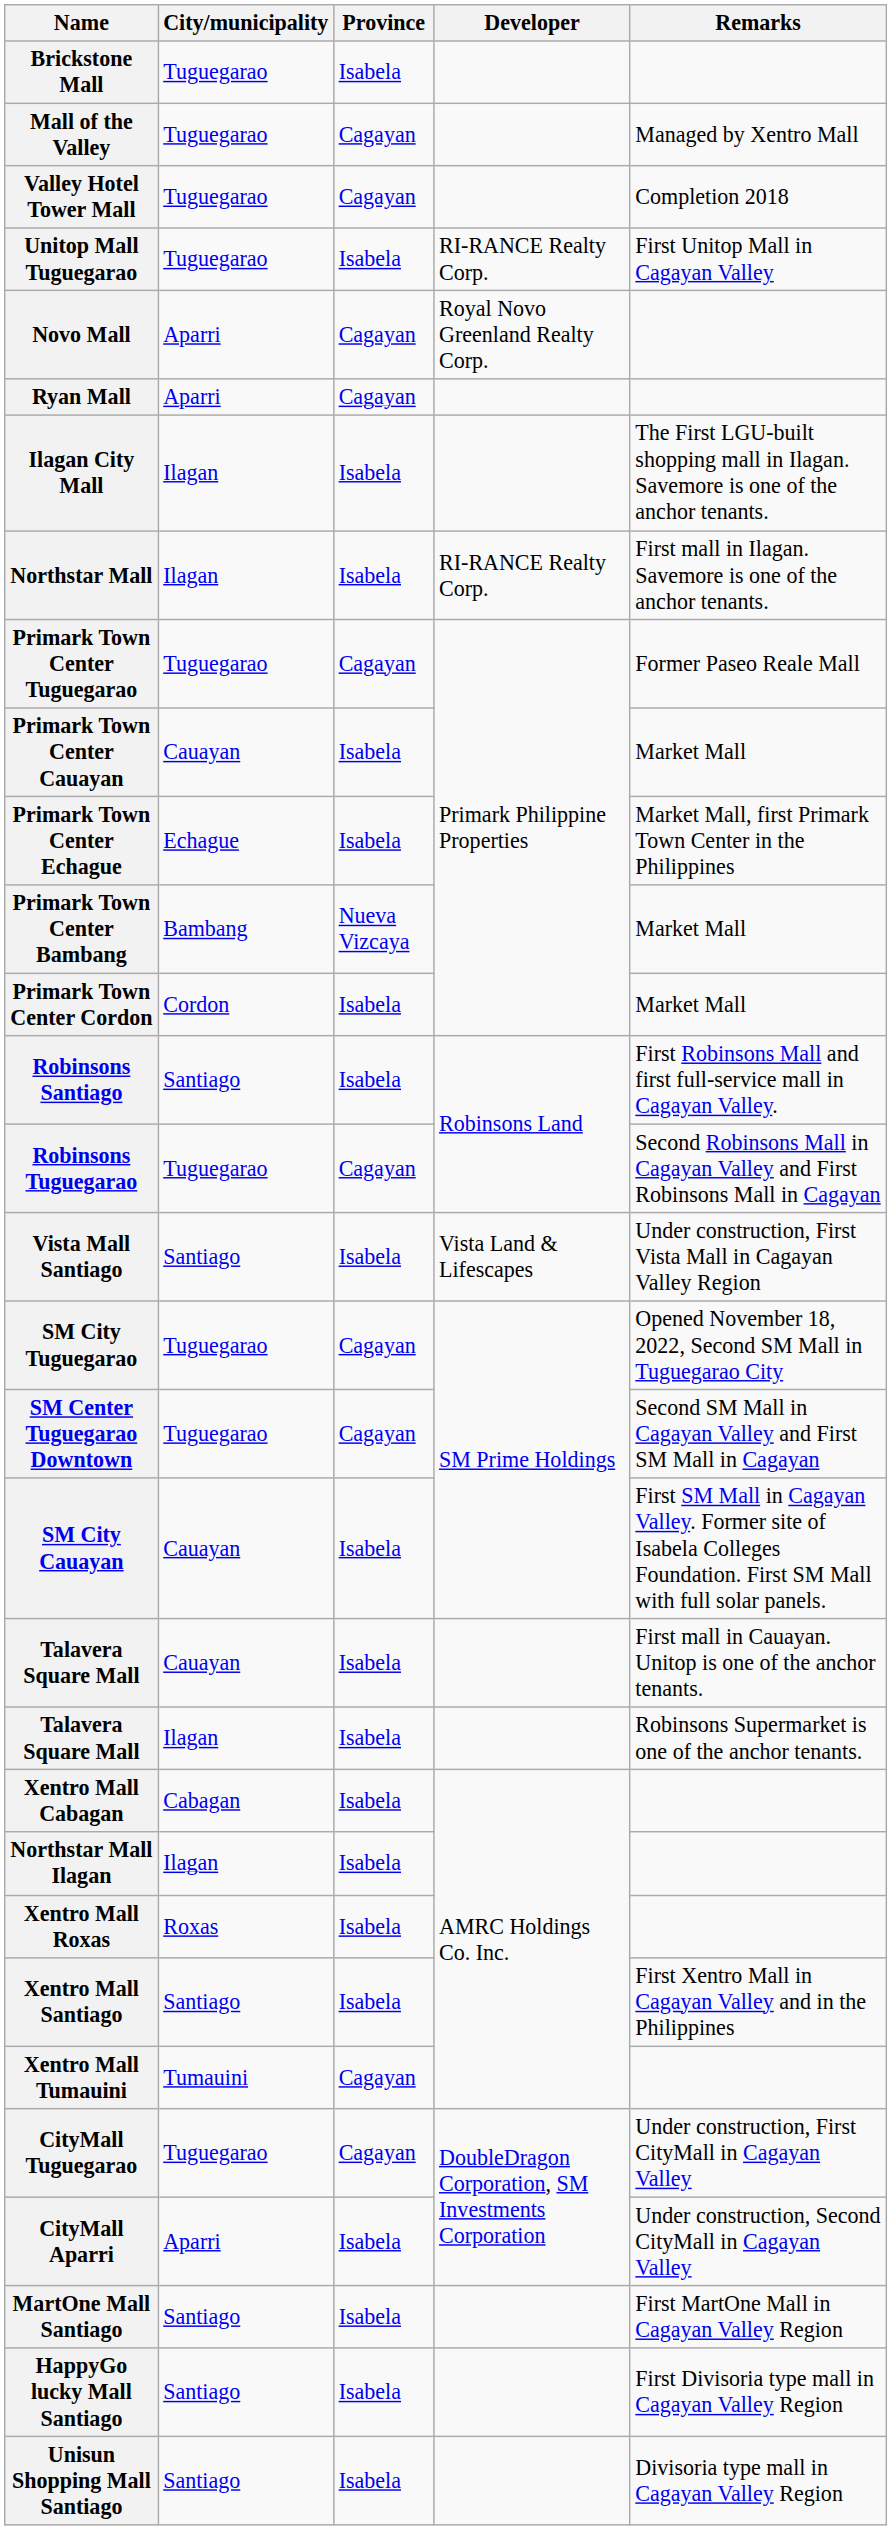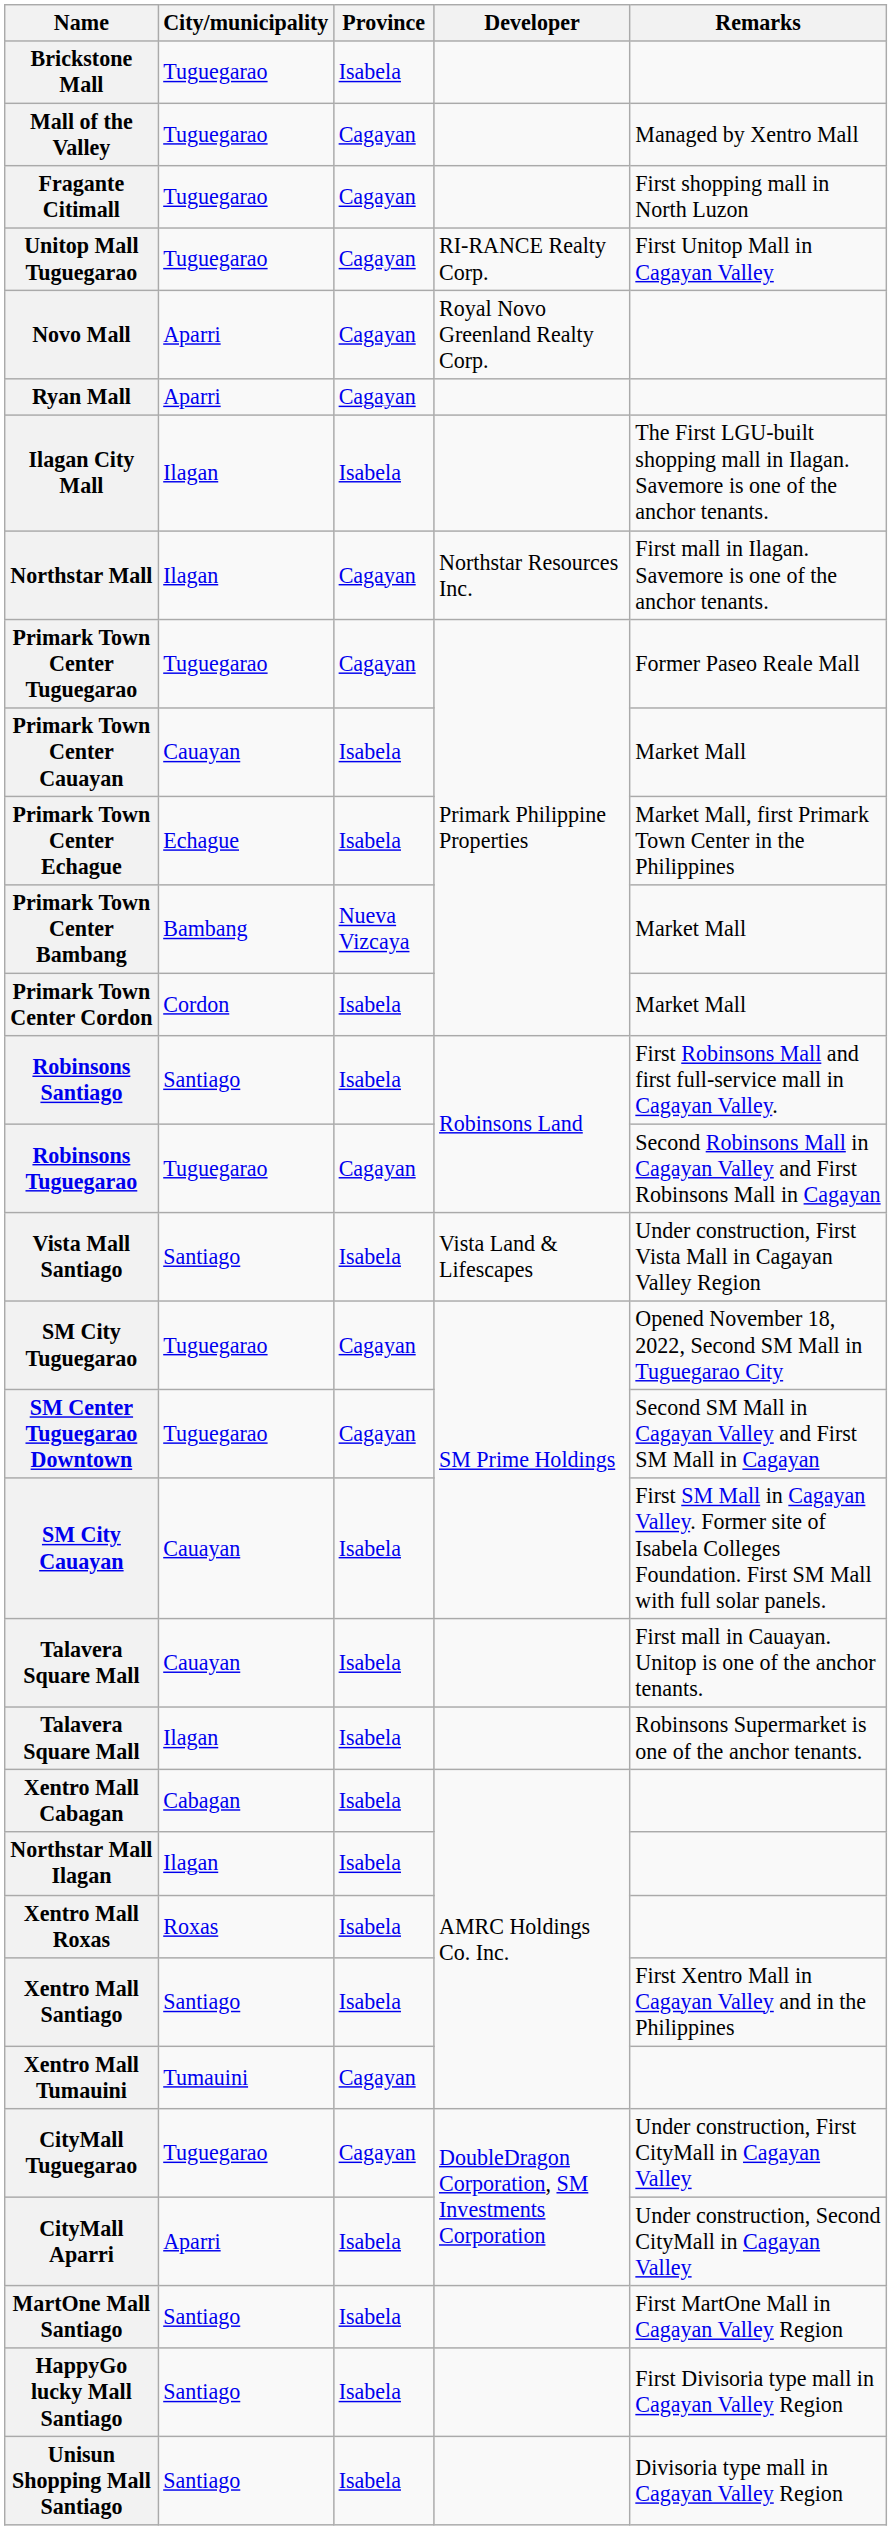+ row: (81, 197)
- row: (81, 197)
(370, 259) Isabela -> (377, 259) Cagayan
(370, 574) Isabela -> (377, 574) Cagayan
(523, 574) RI-RANCE Realty Corp. -> (529, 574) Northstar Resources Inc.
